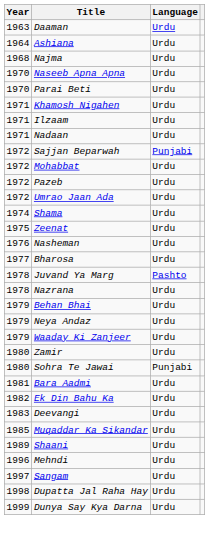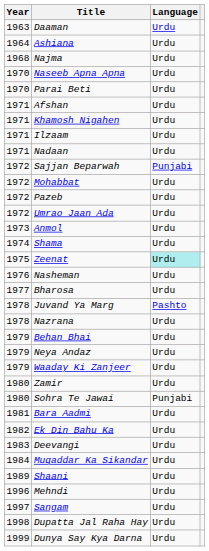+ row: (51, 105)
+ row: (48, 229)
(164, 229) no background -> (164, 260) paleturquoise background
(18, 430) 1985 -> (18, 461) 1984
